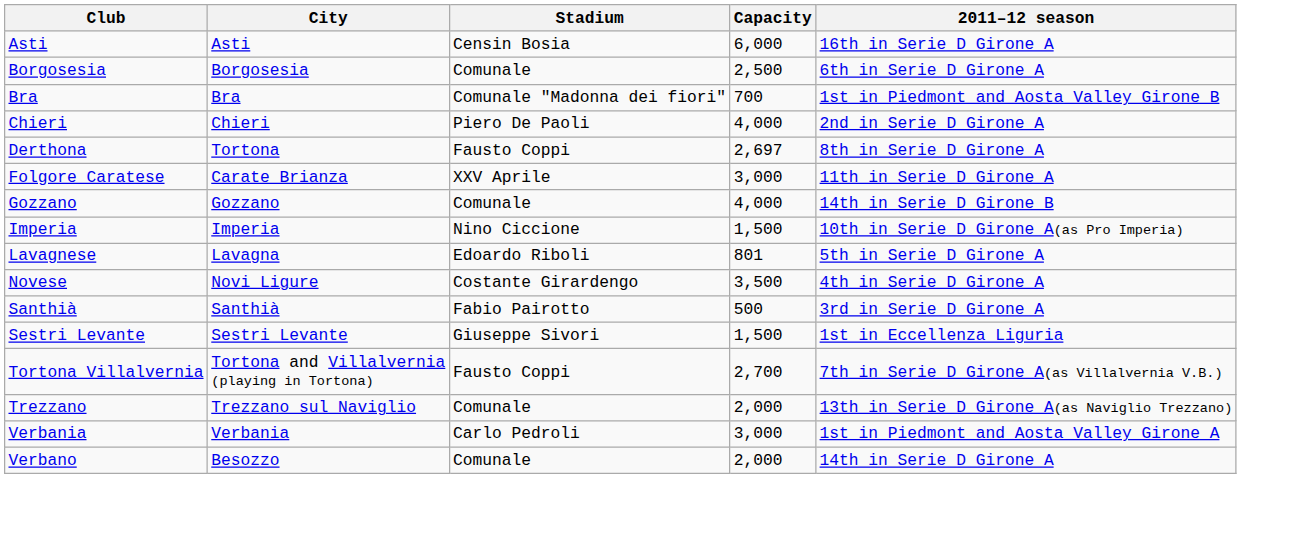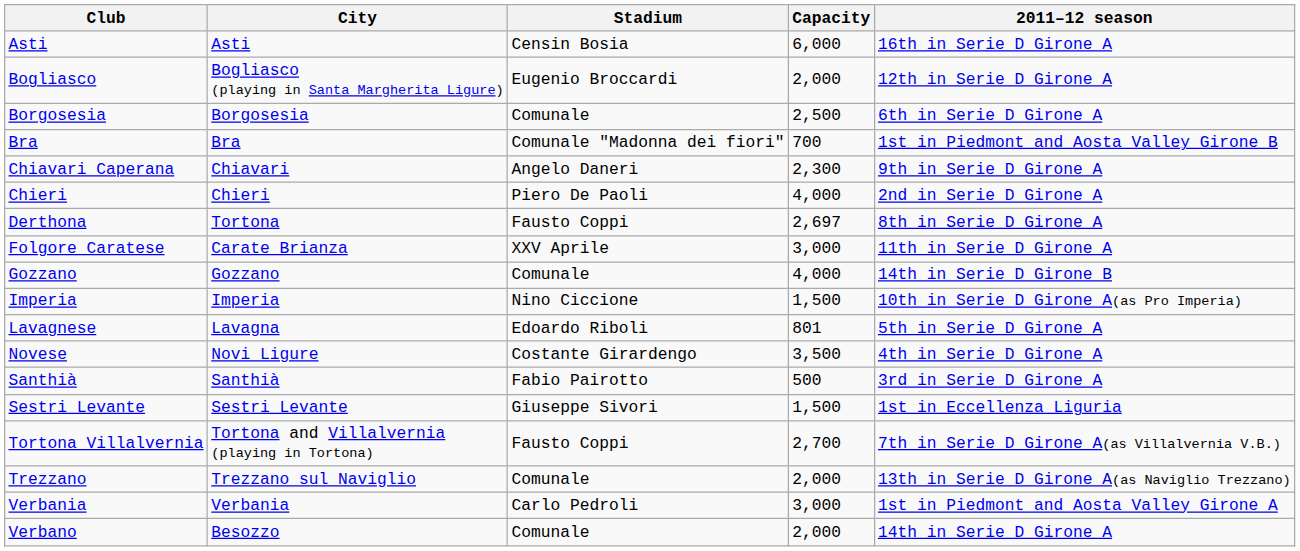+ row: (52, 80)
+ row: (91, 169)
